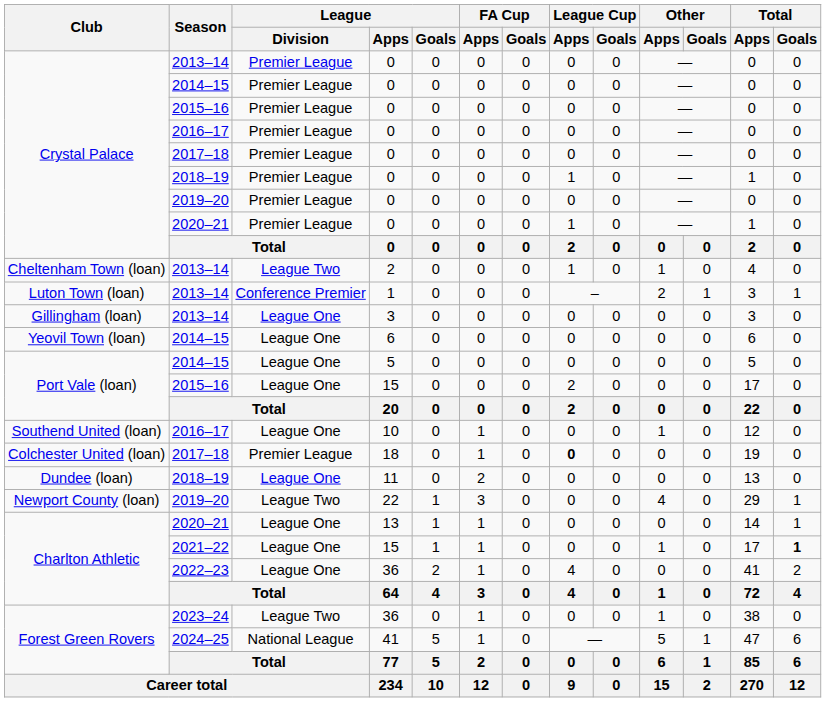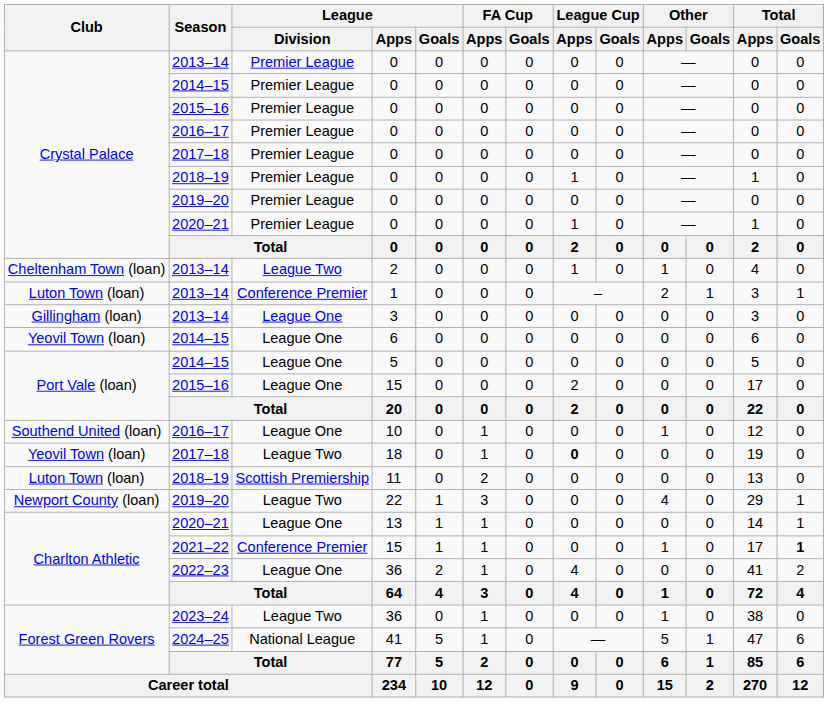(87, 454) Colchester United (loan) -> (87, 454) Yeovil Town (loan)
(301, 454) Premier League -> (302, 454) League Two
(87, 477) Dundee (loan) -> (87, 477) Luton Town (loan)
(301, 477) League One -> (302, 477) Scottish Premiership
(301, 547) League One -> (302, 547) Conference Premier
